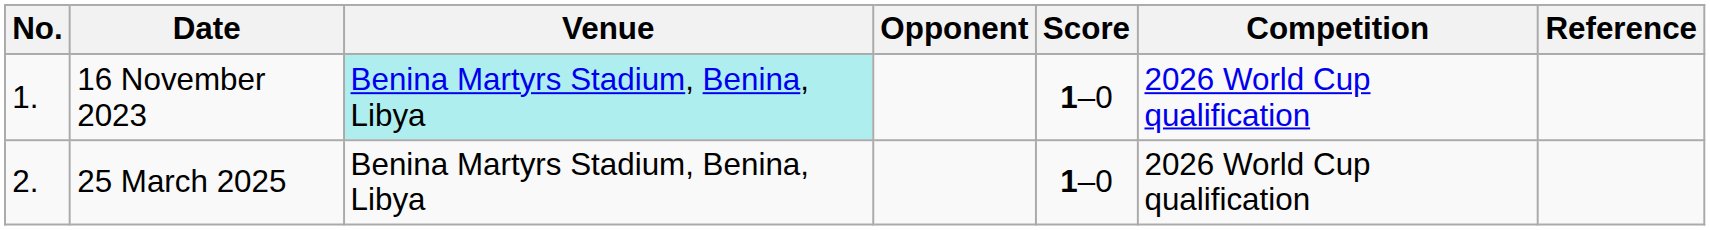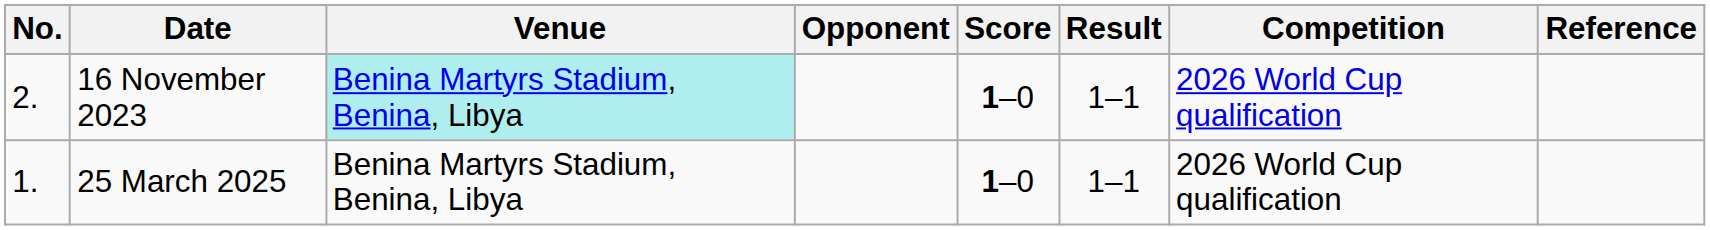+ column: (1114, 29)
(25, 96) 1. -> (25, 96) 2.
(25, 181) 2. -> (25, 181) 1.
